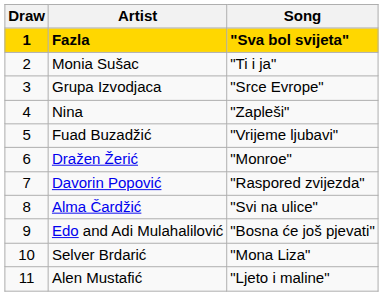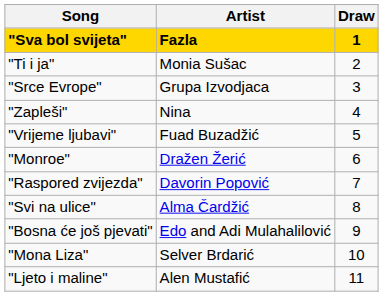columns swapped: (27, 16) <-> (302, 16)
